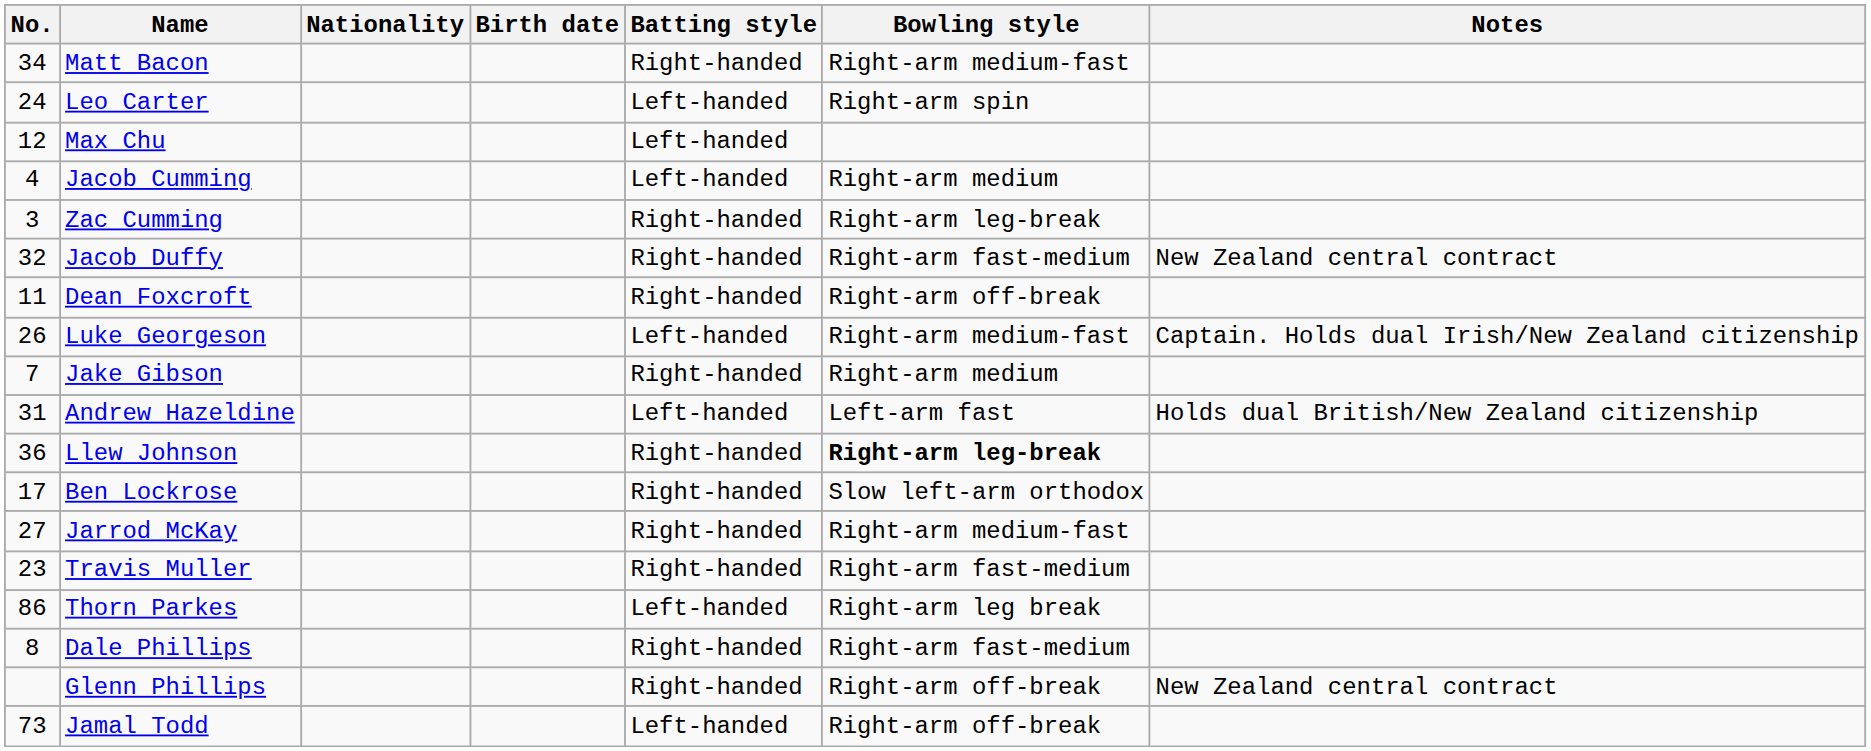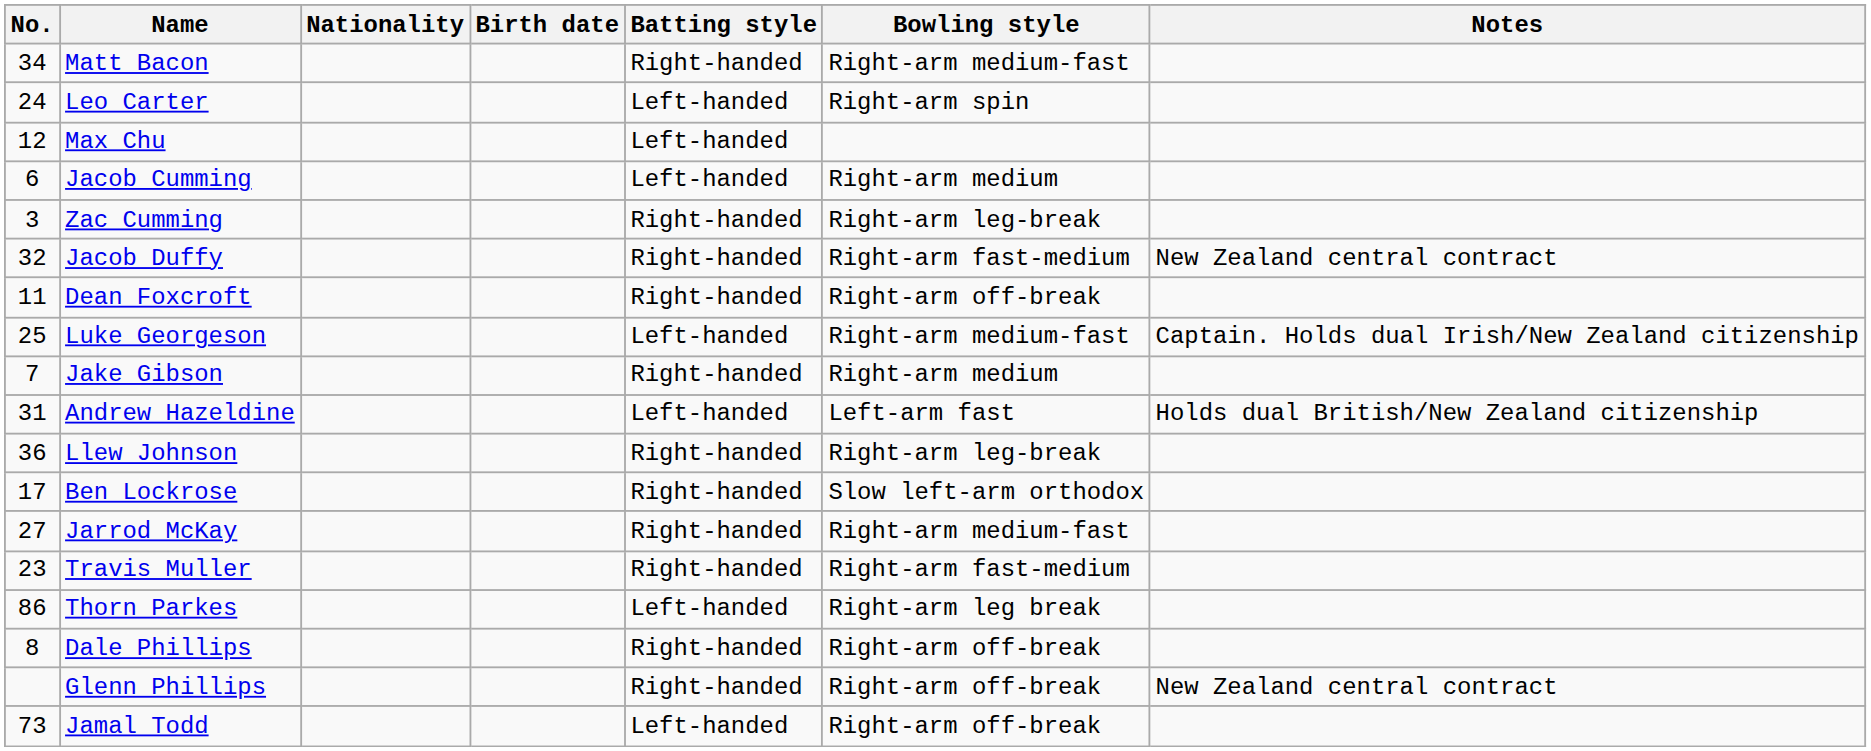(32, 180) 4 -> (32, 180) 6
(32, 336) 26 -> (32, 336) 25
(965, 453) bold -> (965, 453) normal
(979, 648) Right-arm fast-medium -> (965, 648) Right-arm off-break
